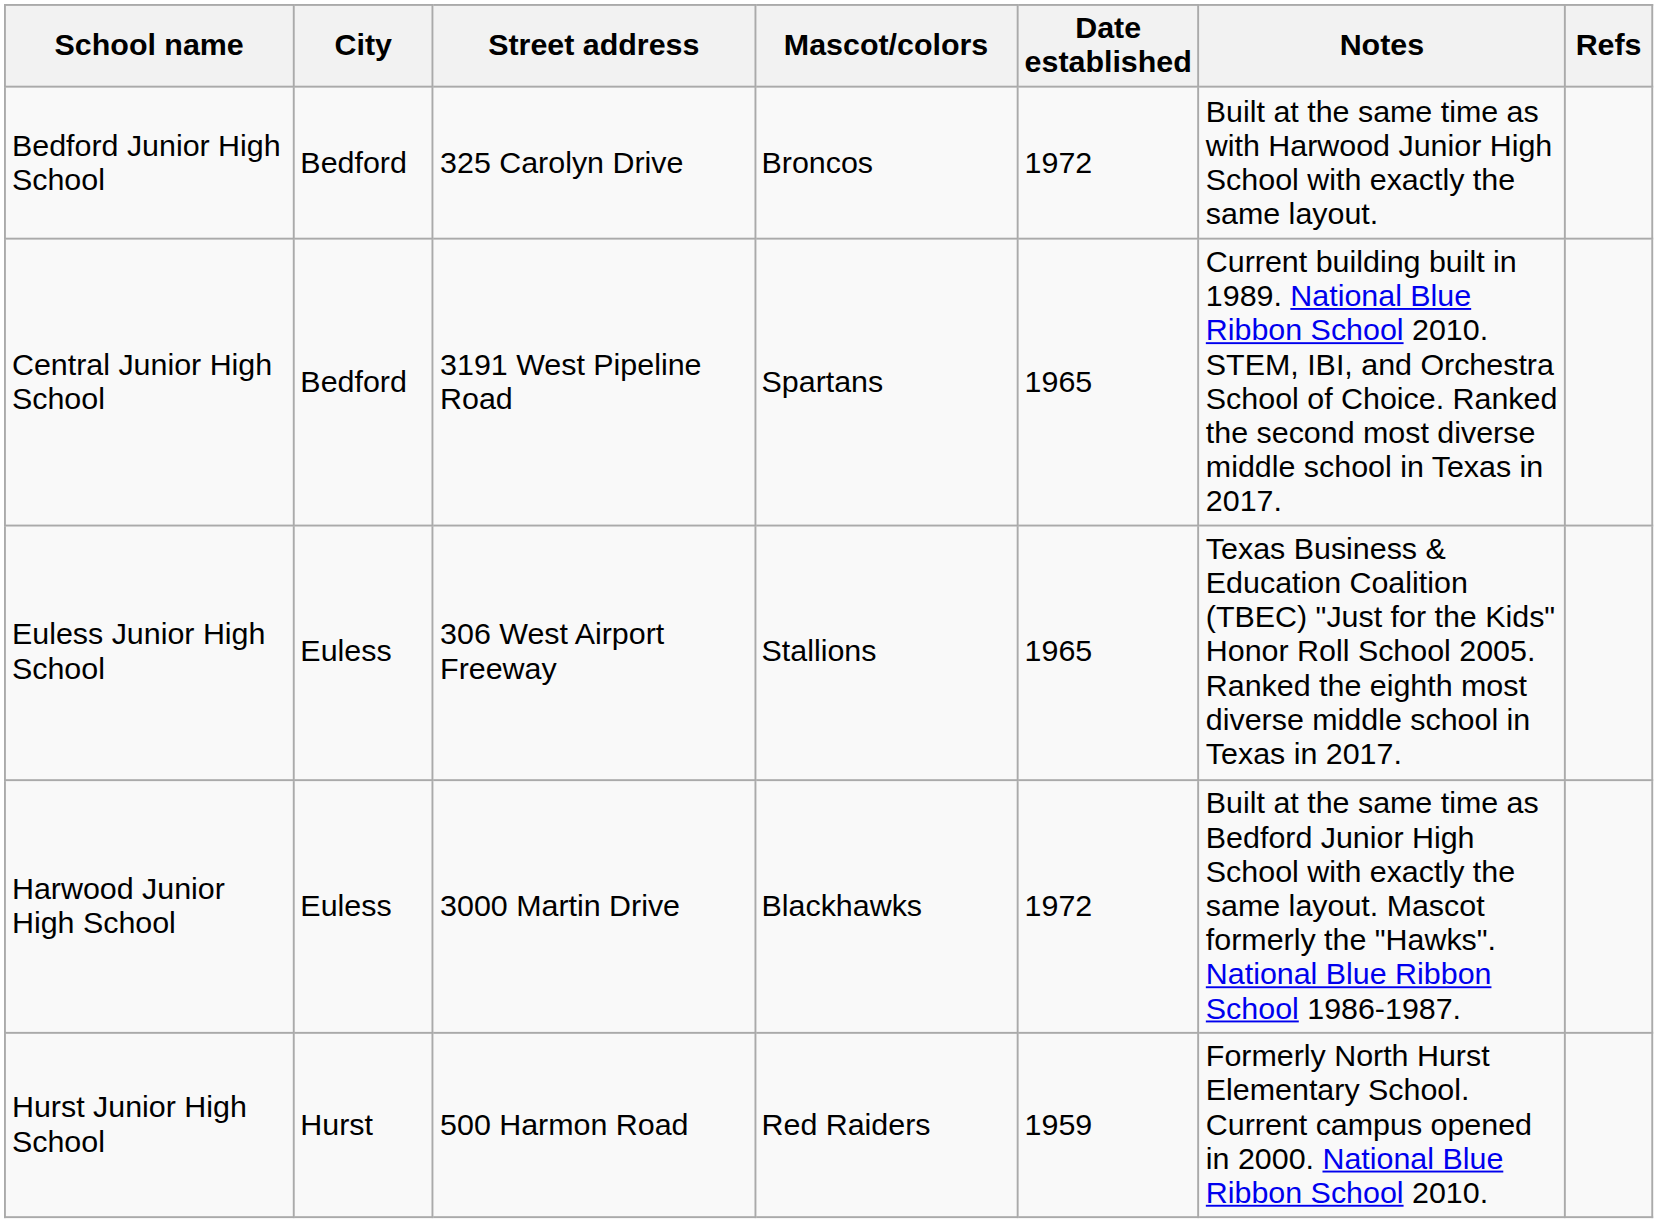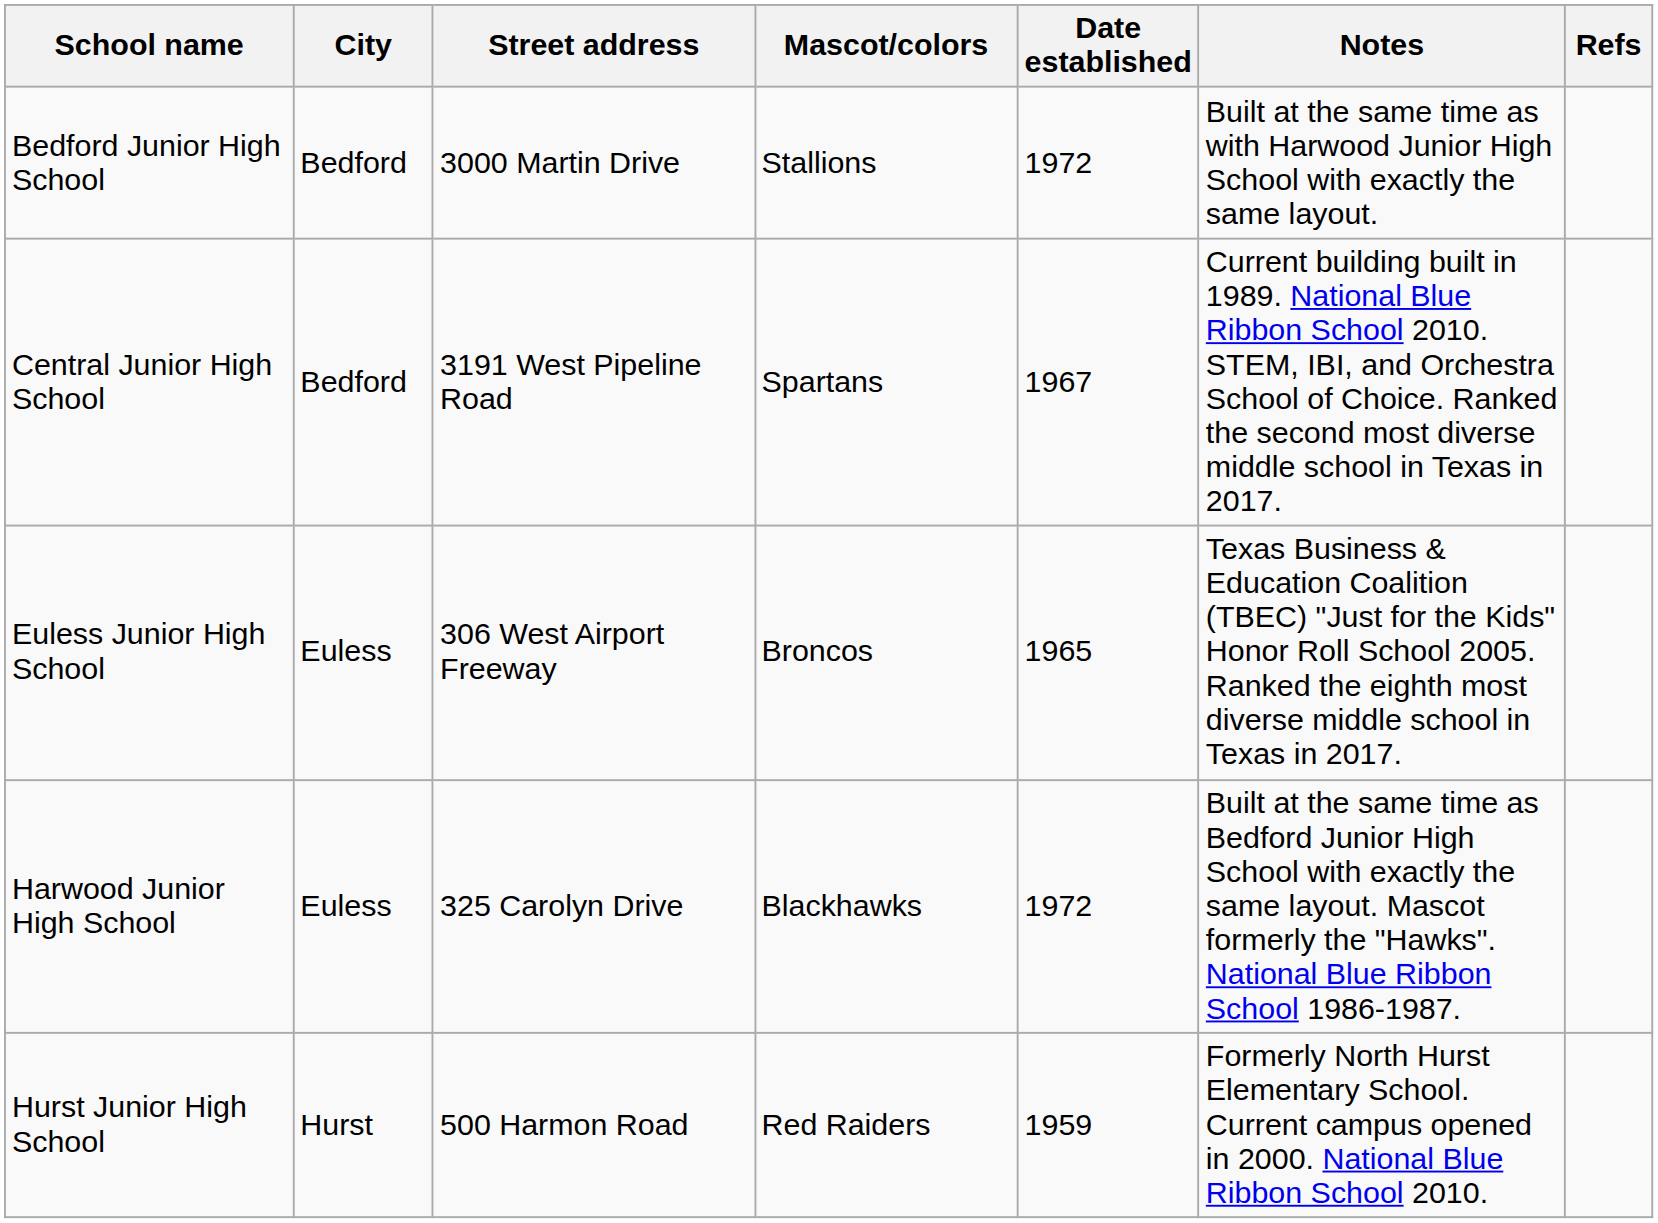(562, 162) 325 Carolyn Drive -> (560, 162) 3000 Martin Drive
(817, 162) Broncos -> (819, 162) Stallions
(1058, 381) 1965 -> (1058, 381) 1967
(819, 652) Stallions -> (817, 652) Broncos
(560, 905) 3000 Martin Drive -> (562, 905) 325 Carolyn Drive
